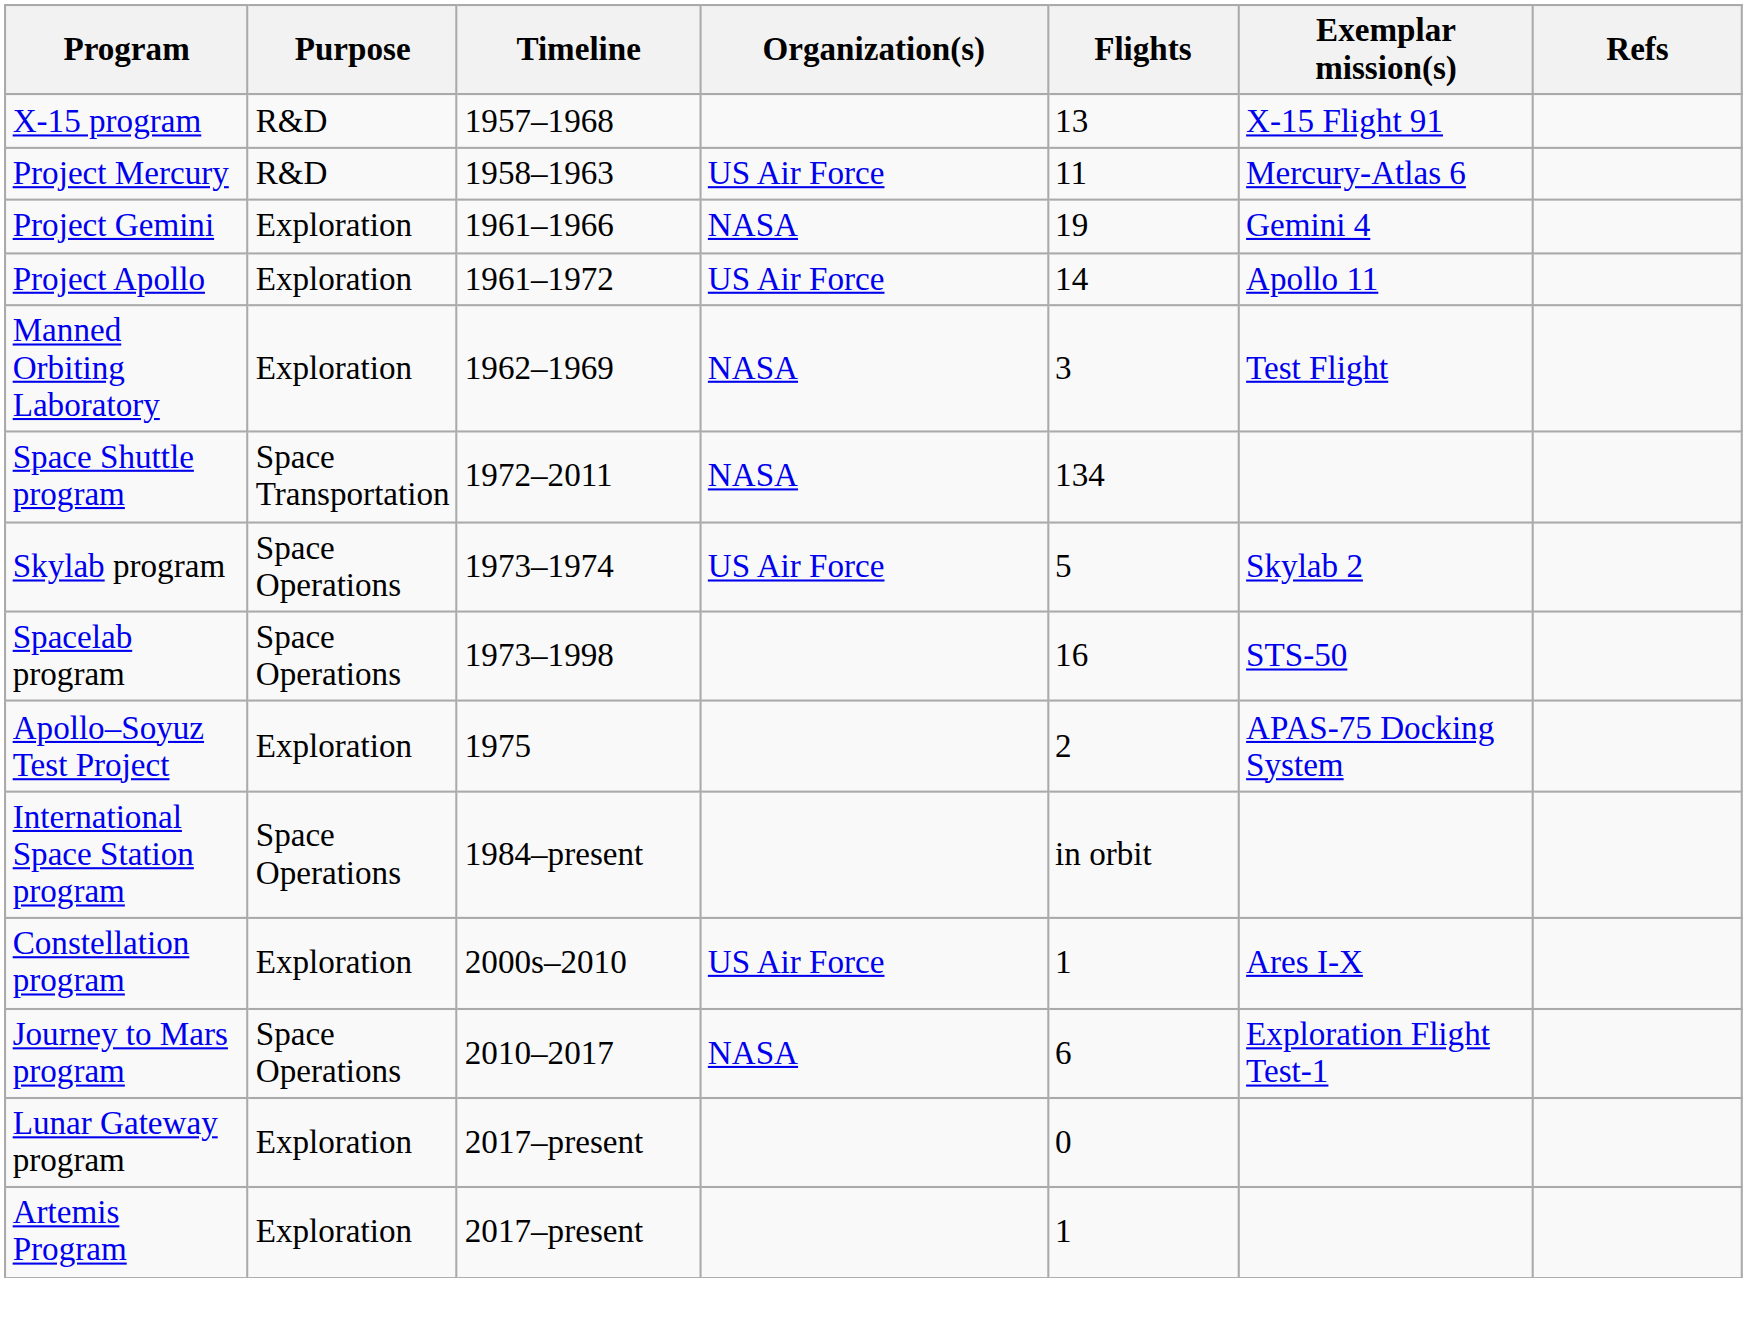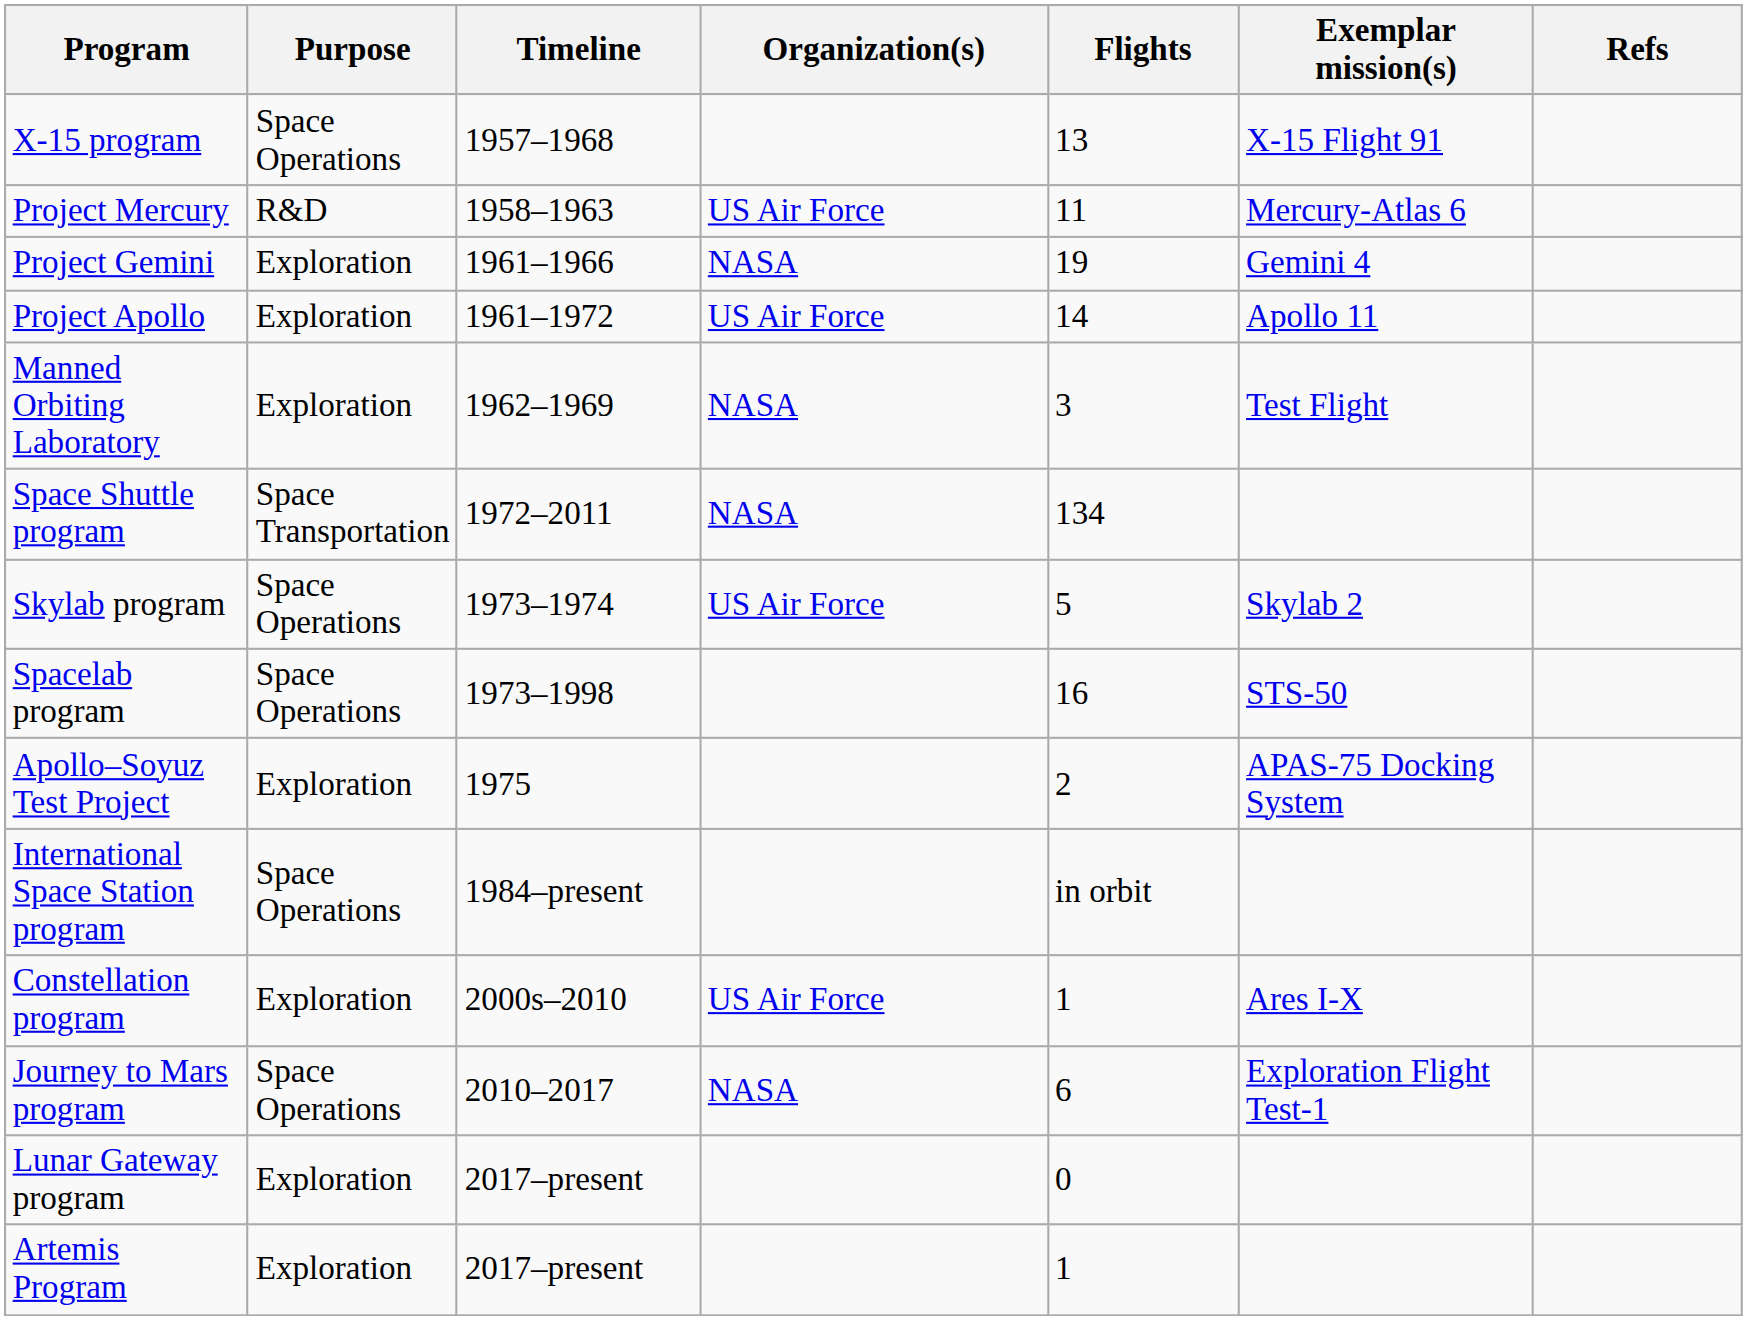(292, 120) R&D -> (328, 139) Space Operations
